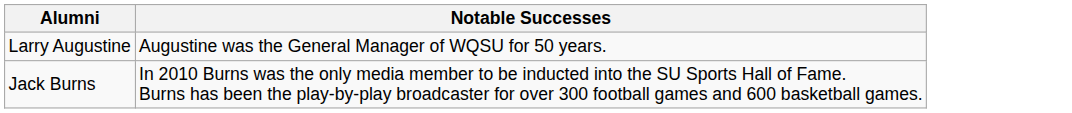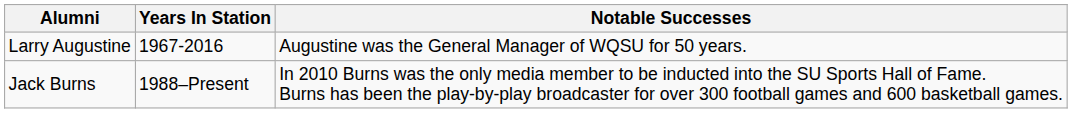+ column: (205, 18)
